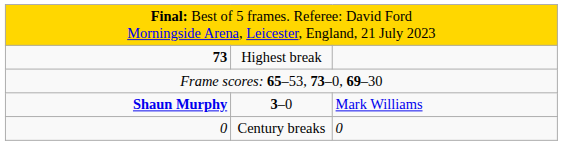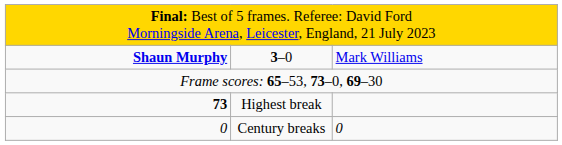rows swapped: (180, 105) <-> (220, 57)
